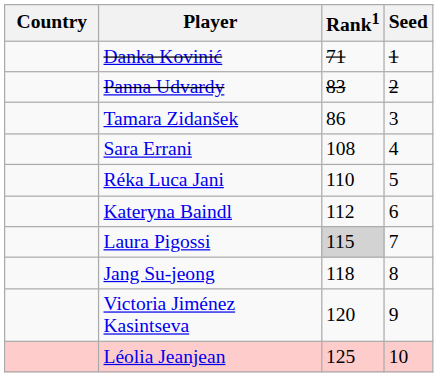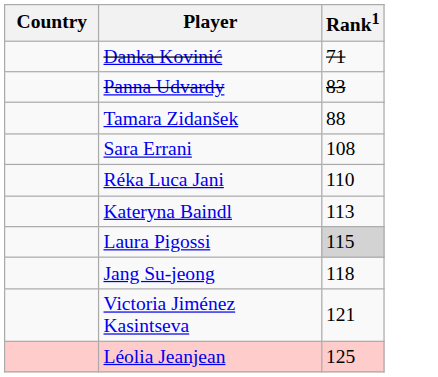- column: (408, 22)
(336, 118) 86 -> (336, 118) 88
(340, 211) 112 -> (340, 211) 113
(341, 314) 120 -> (341, 314) 121
